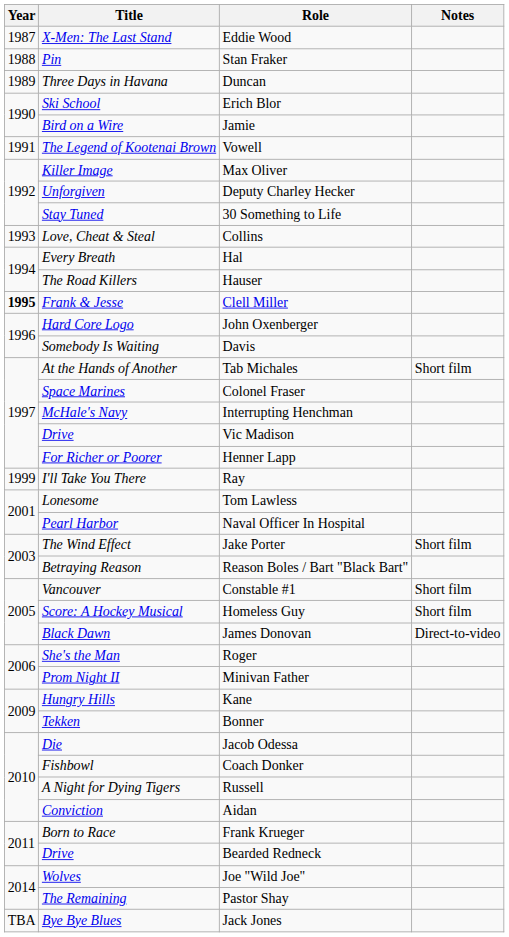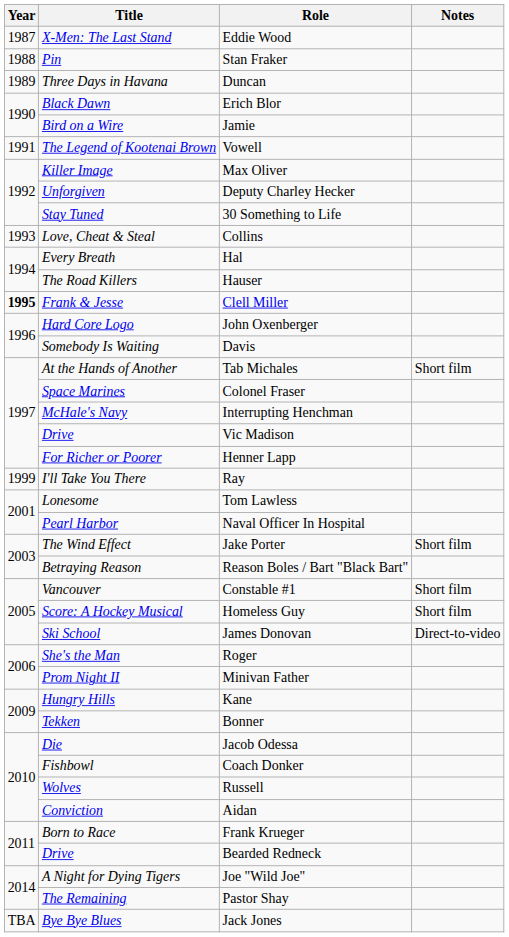(71, 103) Ski School -> (76, 103) Black Dawn
(76, 633) Black Dawn -> (71, 633) Ski School
(111, 788) A Night for Dying Tigers -> (61, 788) Wolves
(61, 876) Wolves -> (111, 876) A Night for Dying Tigers
